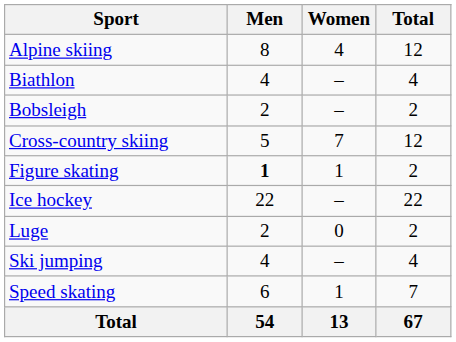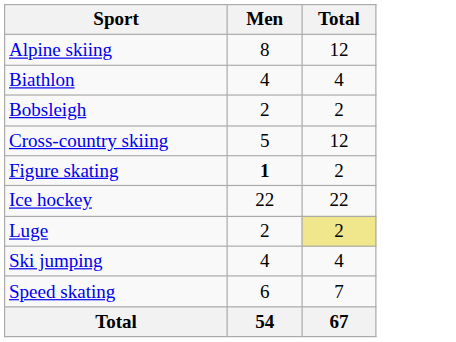- column: (339, 19)
(413, 230) no background -> (339, 230) khaki background
